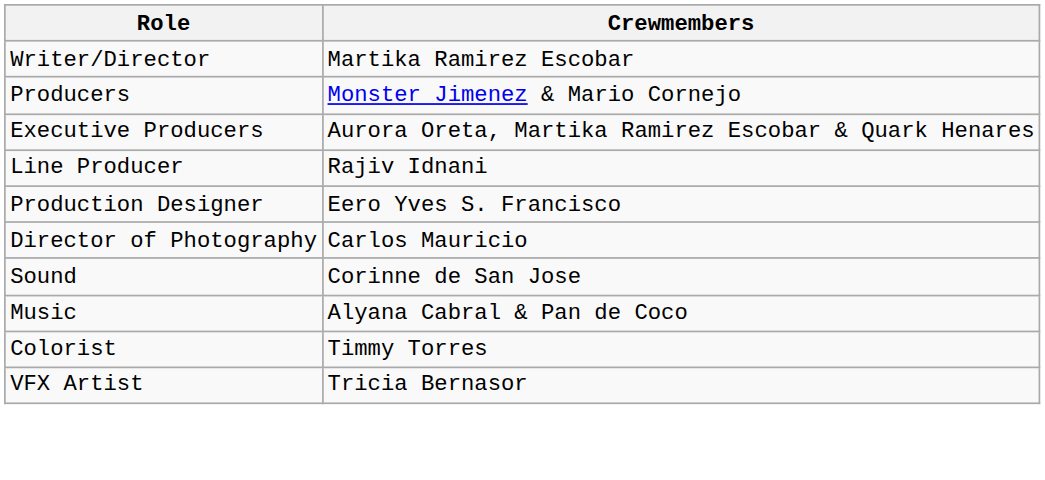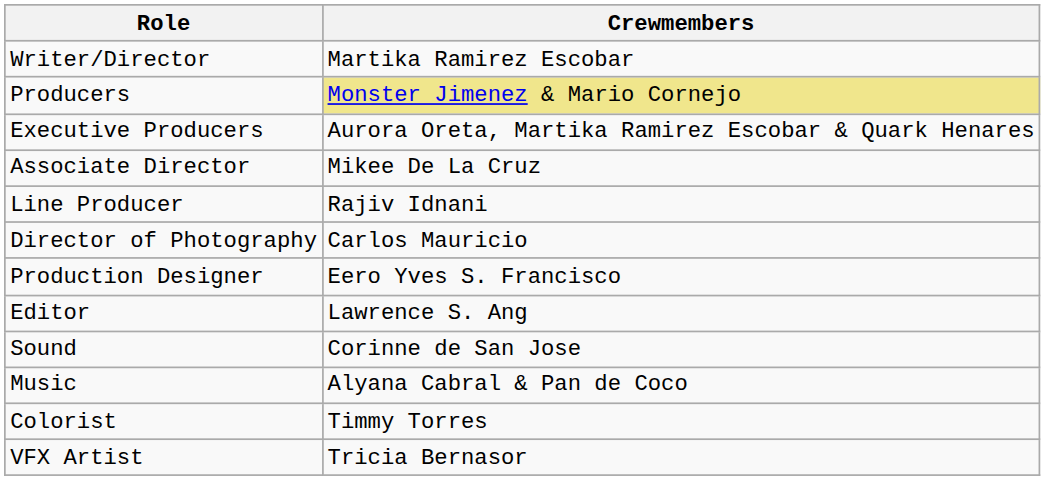(534, 95) no background -> (534, 95) khaki background
+ row: (130, 168)
rows swapped: (164, 240) <-> (137, 204)
+ row: (50, 313)
